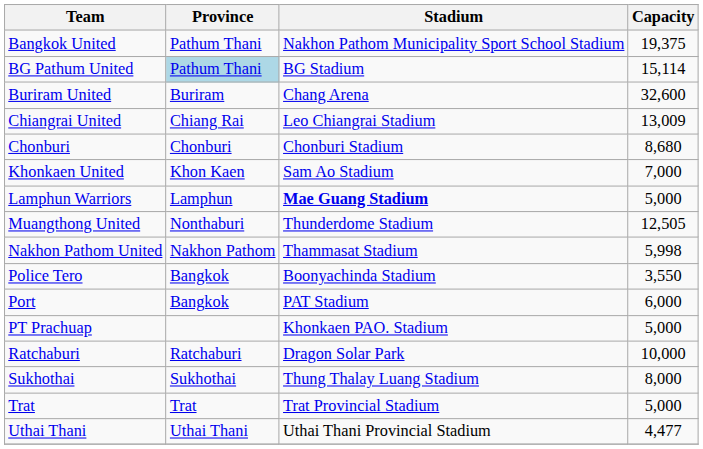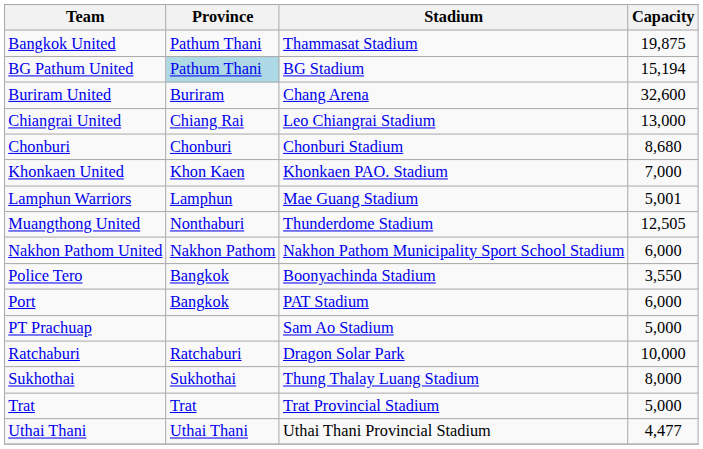(454, 43) Nakhon Pathom Municipality Sport School Stadium -> (350, 43) Thammasat Stadium
(663, 43) 19,375 -> (663, 43) 19,875
(663, 69) 15,114 -> (663, 69) 15,194
(663, 120) 13,009 -> (663, 120) 13,000
(338, 172) Sam Ao Stadium -> (365, 172) Khonkaen PAO. Stadium
(356, 198) bold -> (351, 198) normal
(663, 198) 5,000 -> (663, 198) 5,001
(350, 250) Thammasat Stadium -> (454, 250) Nakhon Pathom Municipality Sport School Stadium
(663, 250) 5,998 -> (663, 250) 6,000
(365, 328) Khonkaen PAO. Stadium -> (338, 328) Sam Ao Stadium
